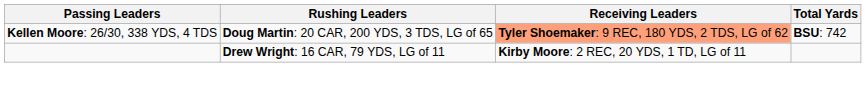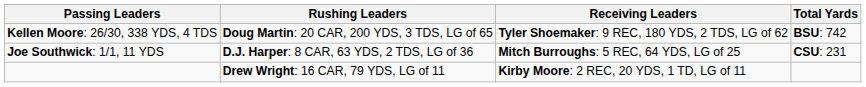(643, 33) lightsalmon background -> (643, 33) no background
+ row: (85, 52)
